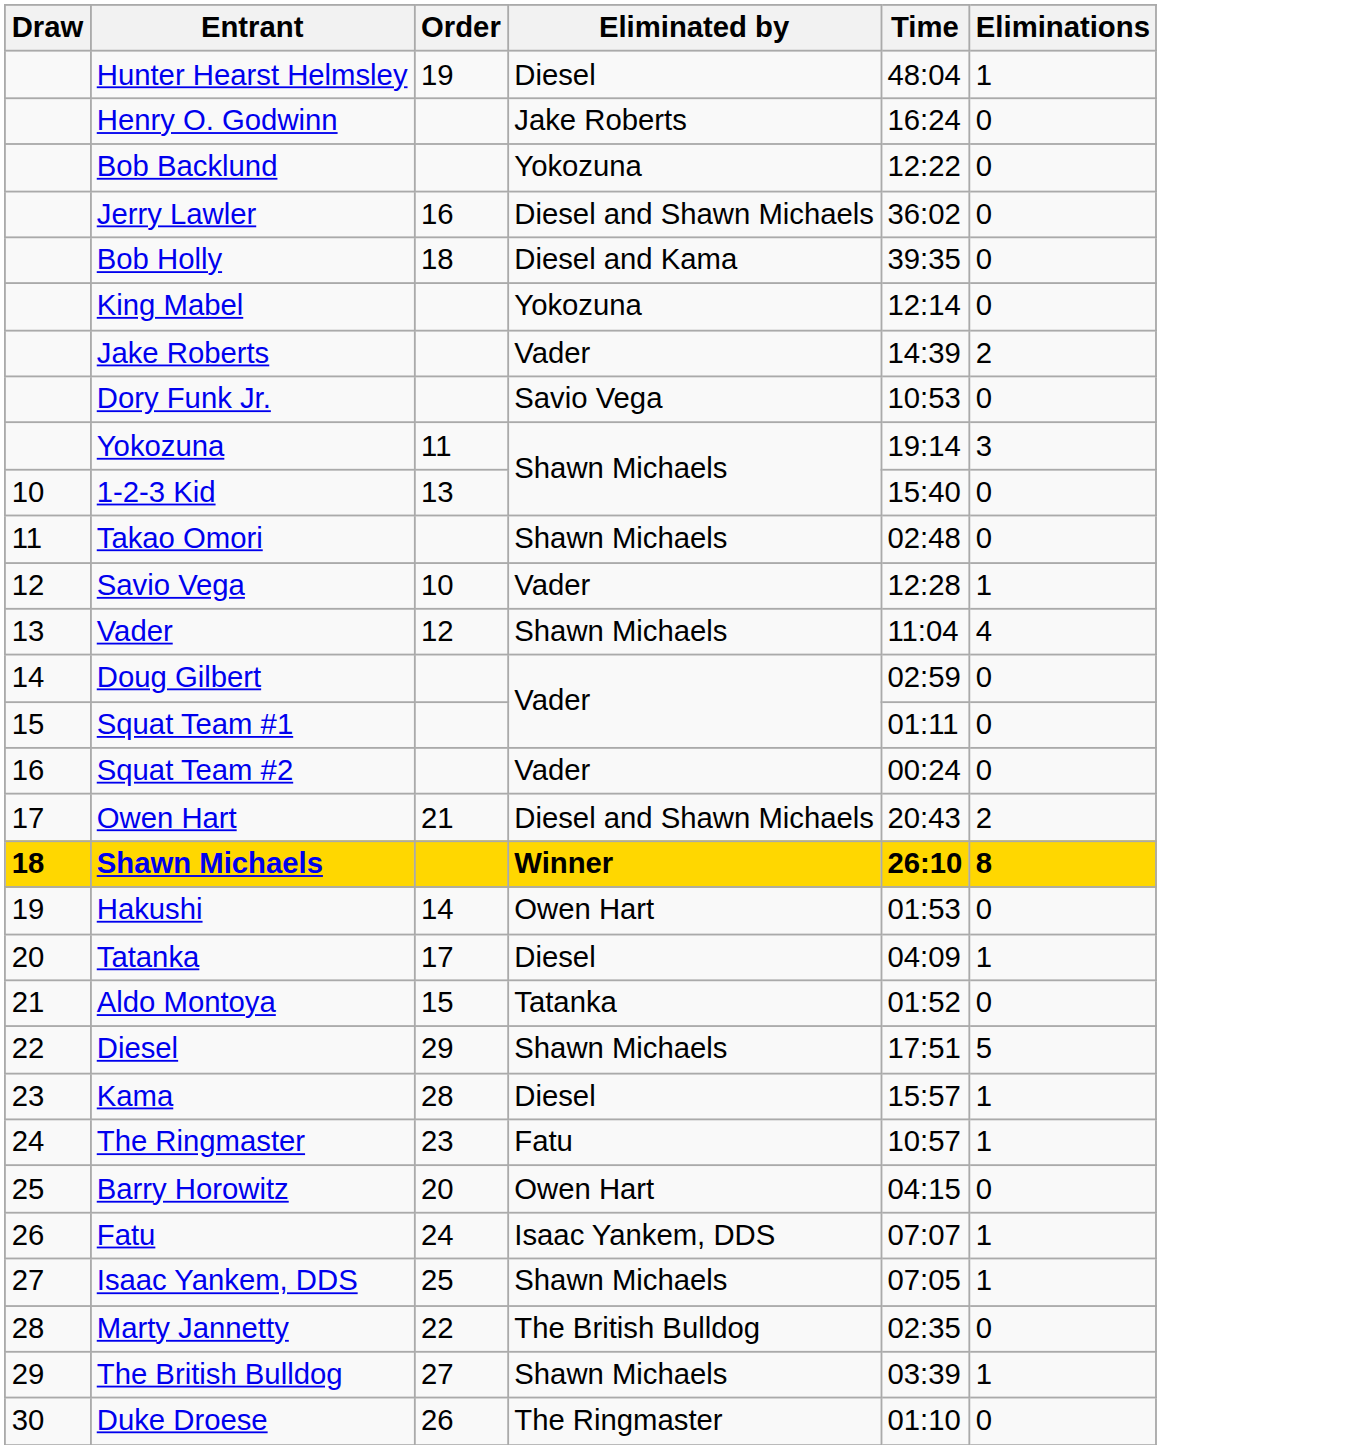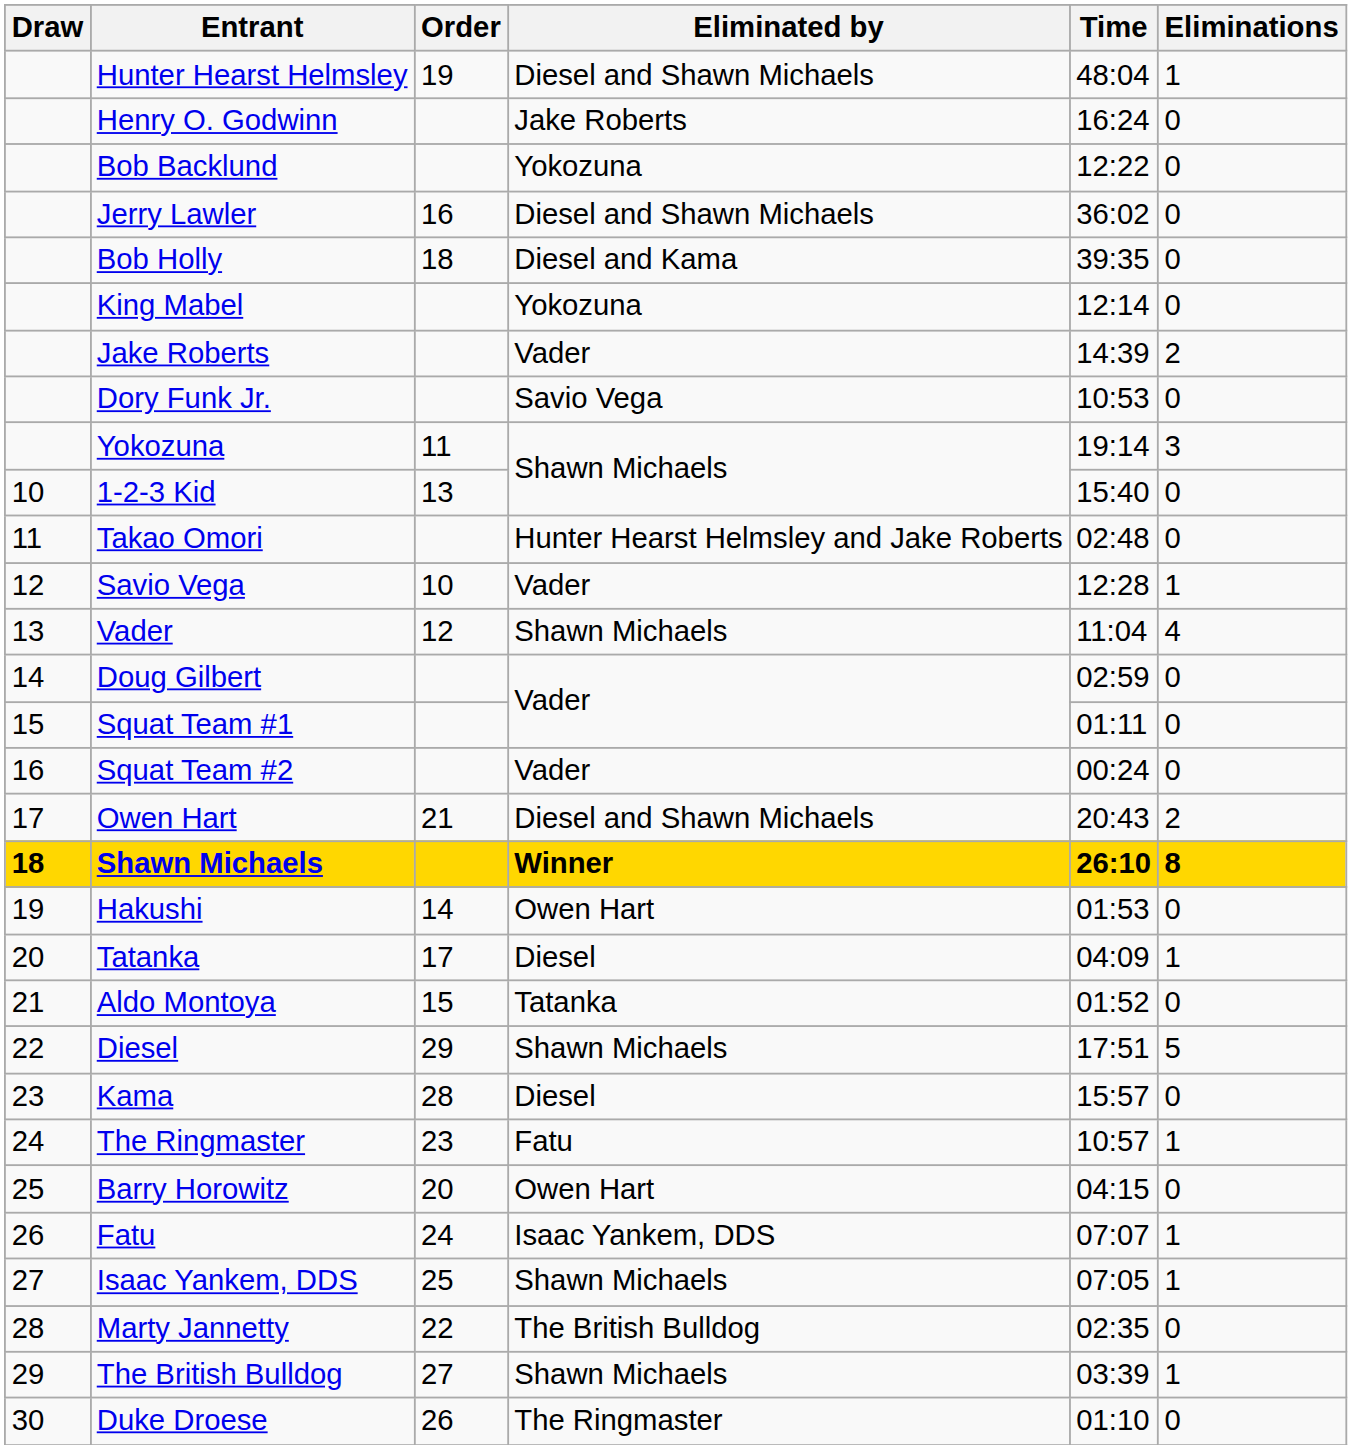(555, 74) Diesel -> (694, 74) Diesel and Shawn Michaels
(621, 538) Shawn Michaels -> (788, 538) Hunter Hearst Helmsley and Jake Roberts
(984, 1095) 1 -> (1173, 1095) 0
